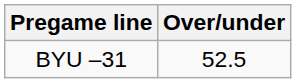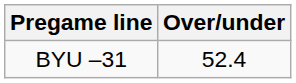(224, 58) 52.5 -> (224, 58) 52.4
